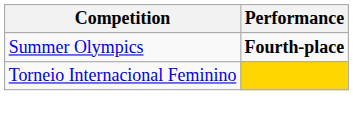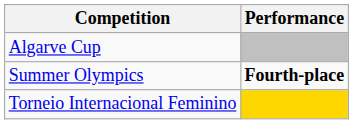+ row: (55, 47)
